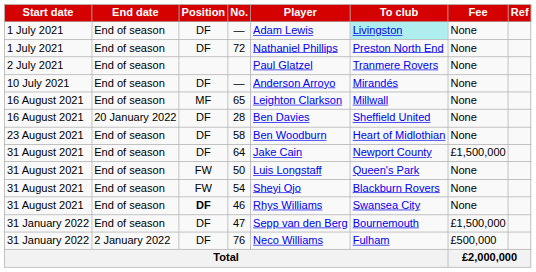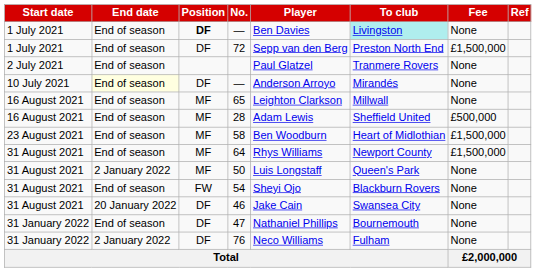(203, 30) normal -> (203, 30) bold
(283, 30) Adam Lewis -> (281, 30) Ben Davies
(295, 48) Nathaniel Phillips -> (300, 48) Sepp van den Berg
(464, 48) None -> (478, 48) £1,500,000
(130, 83) no background -> (130, 83) lightyellow background
(135, 118) 20 January 2022 -> (130, 118) End of season
(203, 118) DF -> (203, 118) MF
(281, 118) Ben Davies -> (283, 118) Adam Lewis
(464, 118) None -> (473, 118) £500,000
(203, 135) DF -> (203, 135) MF
(464, 135) None -> (478, 135) £1,500,000
(203, 153) DF -> (203, 153) MF
(278, 153) Jake Cain -> (288, 153) Rhys Williams
(130, 170) End of season -> (132, 170) 2 January 2022
(203, 170) FW -> (203, 170) MF
(130, 205) End of season -> (135, 205) 20 January 2022
(203, 205) bold -> (203, 205) normal
(288, 205) Rhys Williams -> (278, 205) Jake Cain
(300, 223) Sepp van den Berg -> (295, 223) Nathaniel Phillips
(478, 223) £1,500,000 -> (464, 223) None
(473, 240) £500,000 -> (464, 240) None
